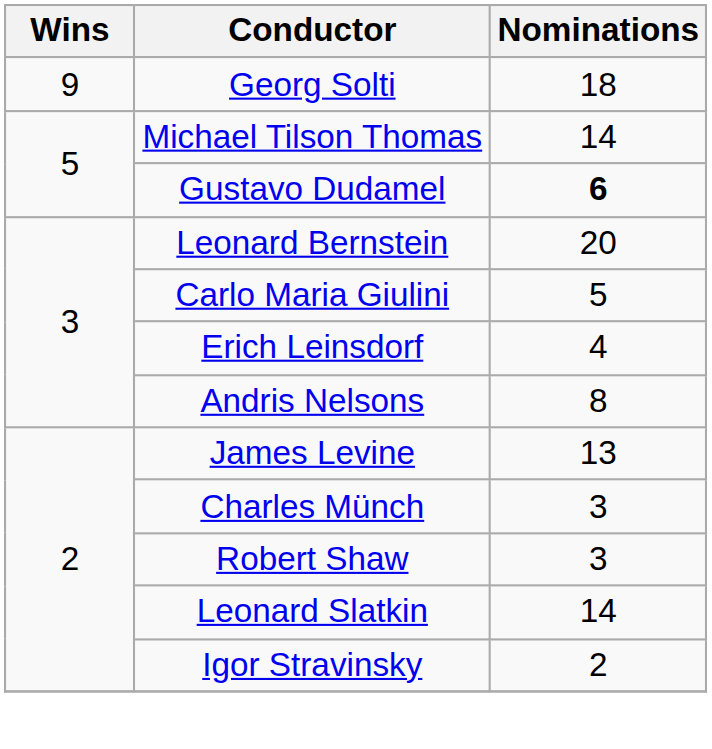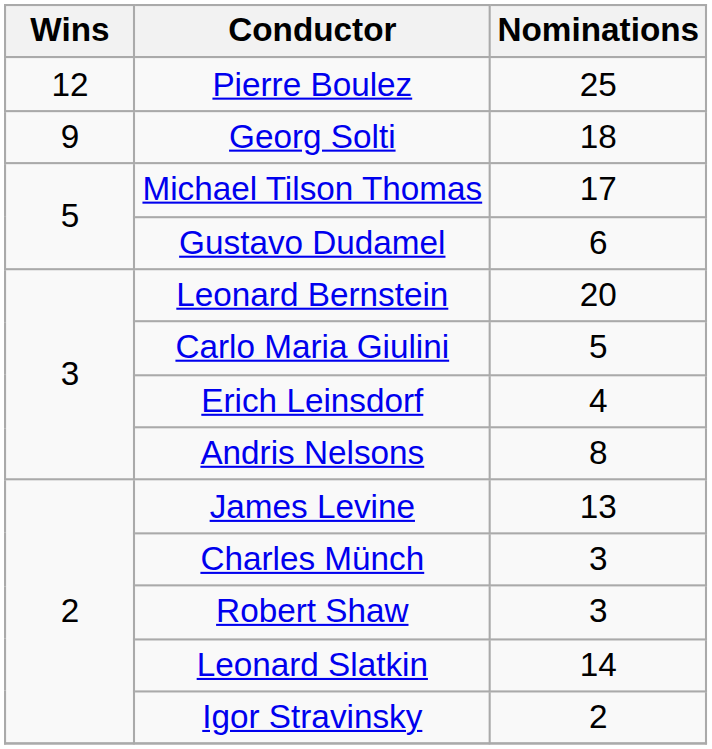+ row: (312, 83)
(598, 136) 14 -> (598, 189) 17
(598, 189) bold -> (598, 242) normal
